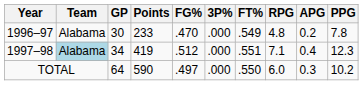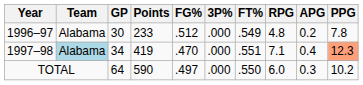(187, 32) .470 -> (187, 32) .512
(187, 51) .512 -> (187, 51) .470
(342, 51) no background -> (342, 51) lightsalmon background
